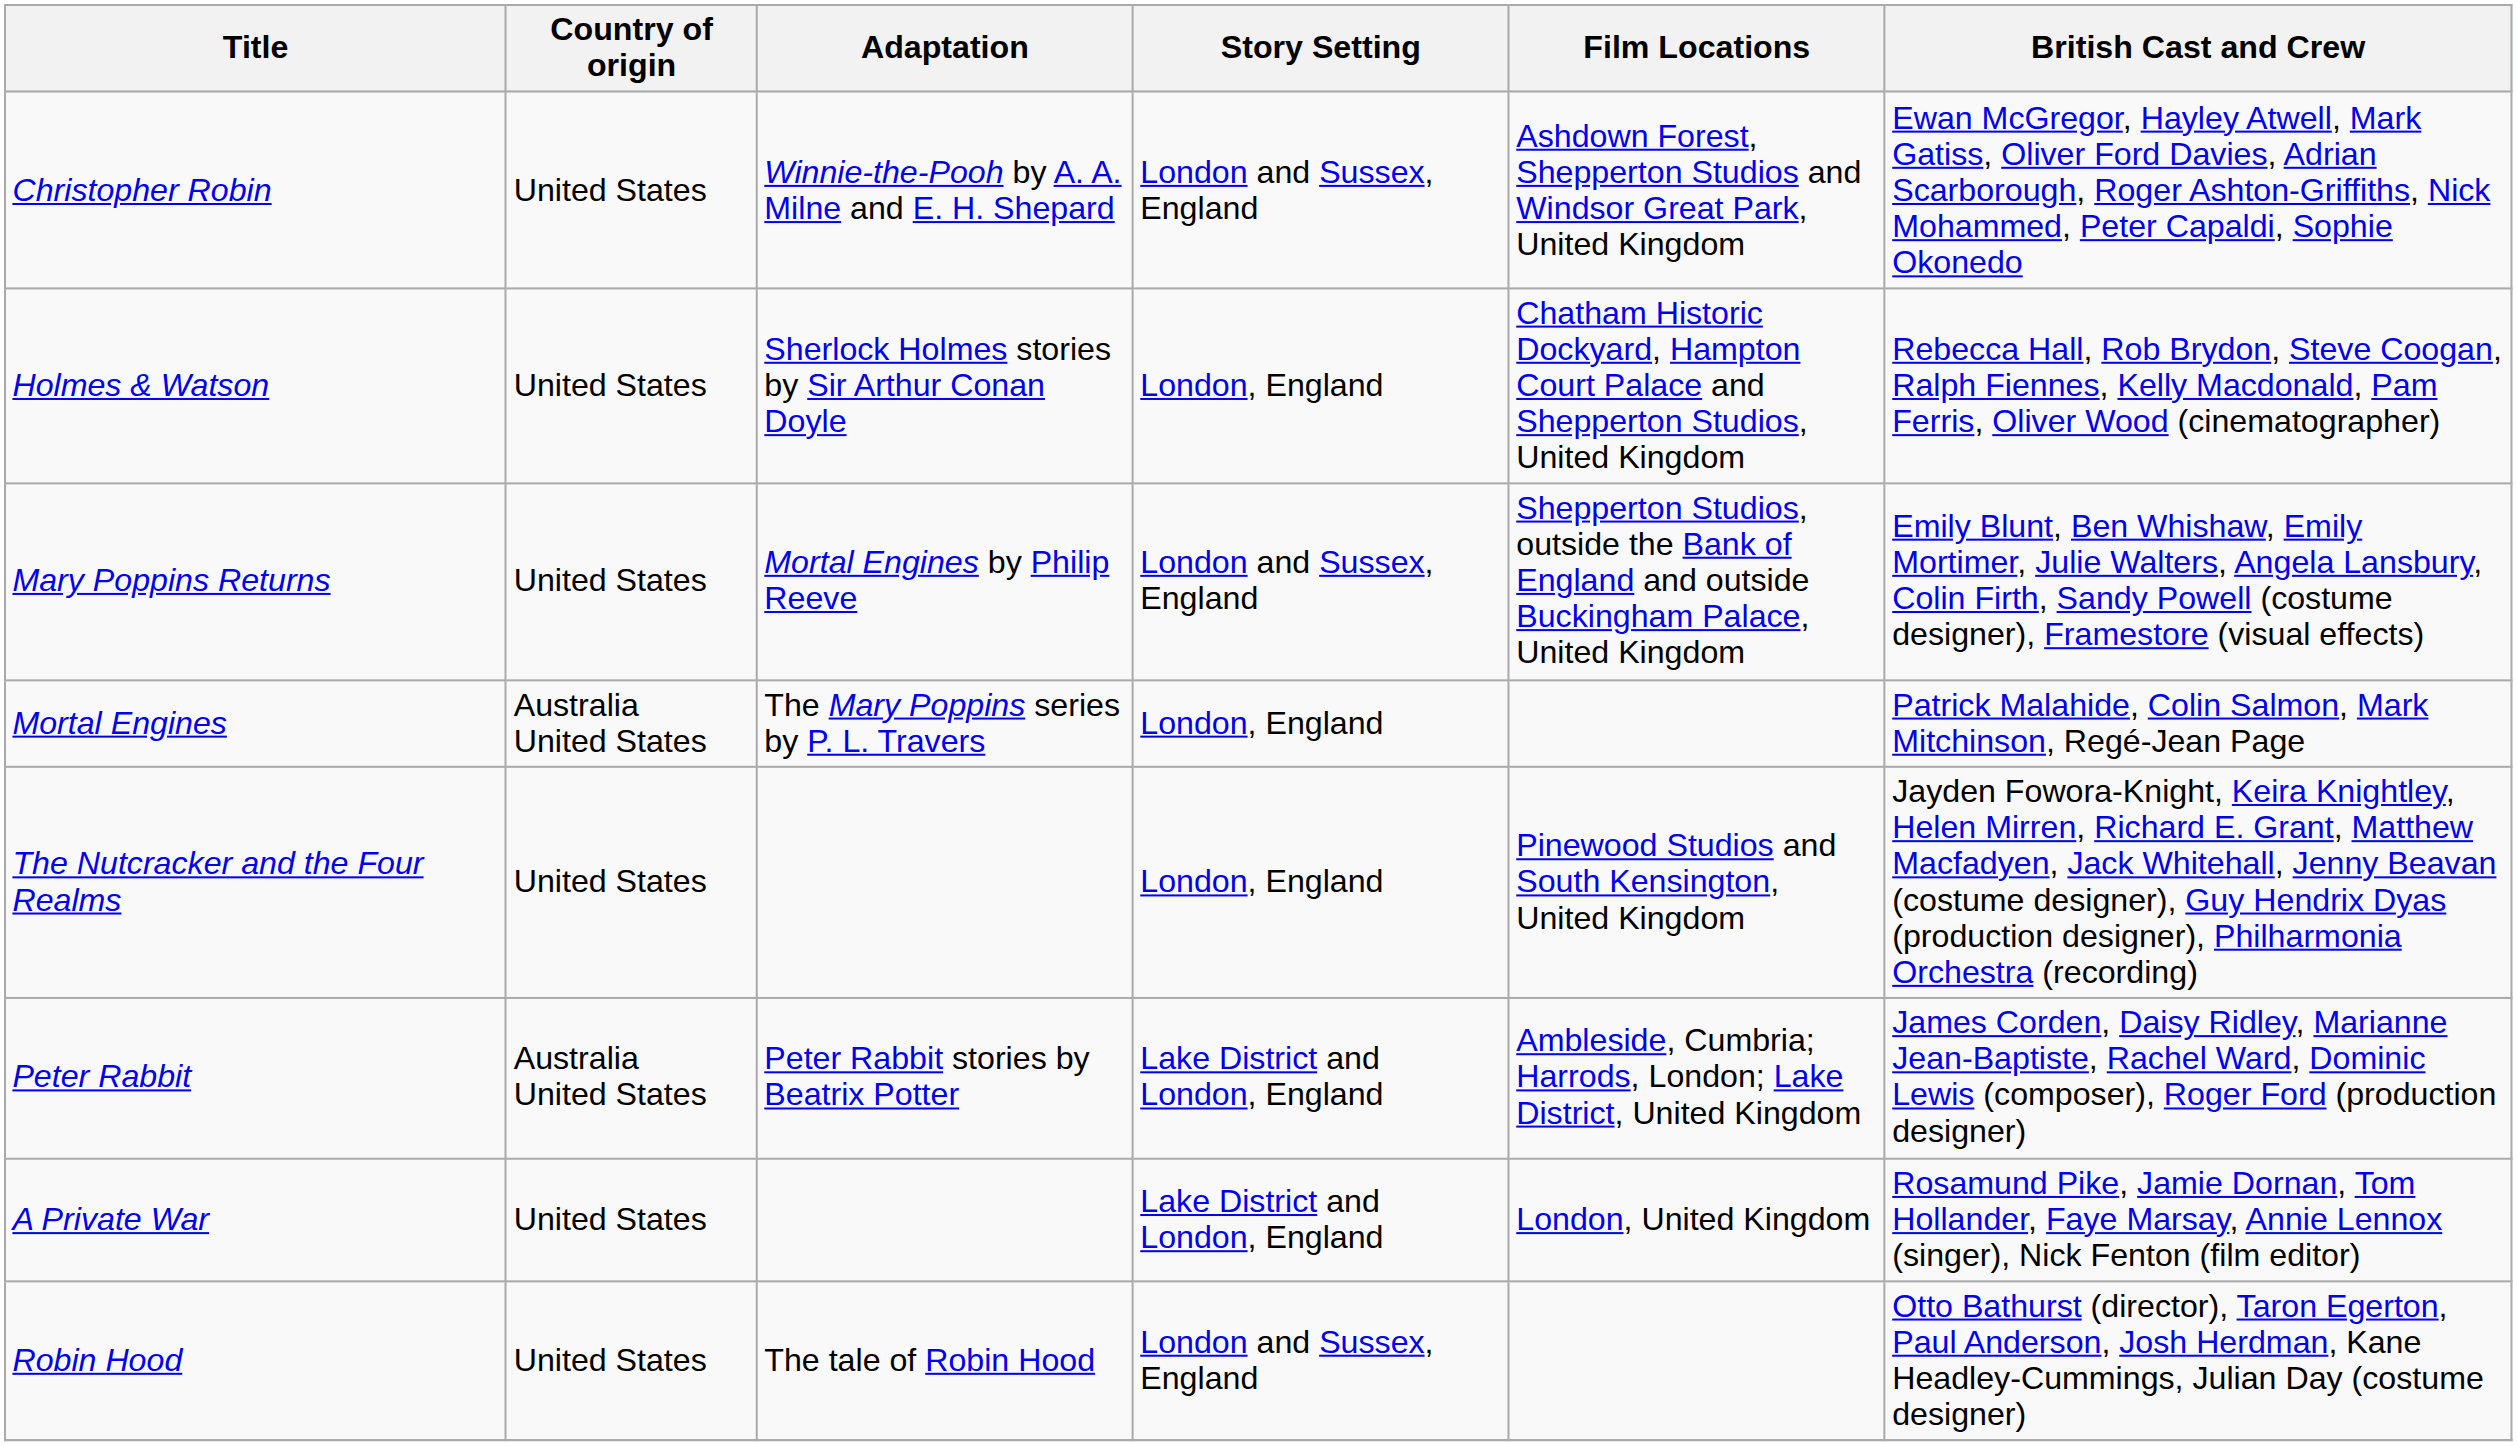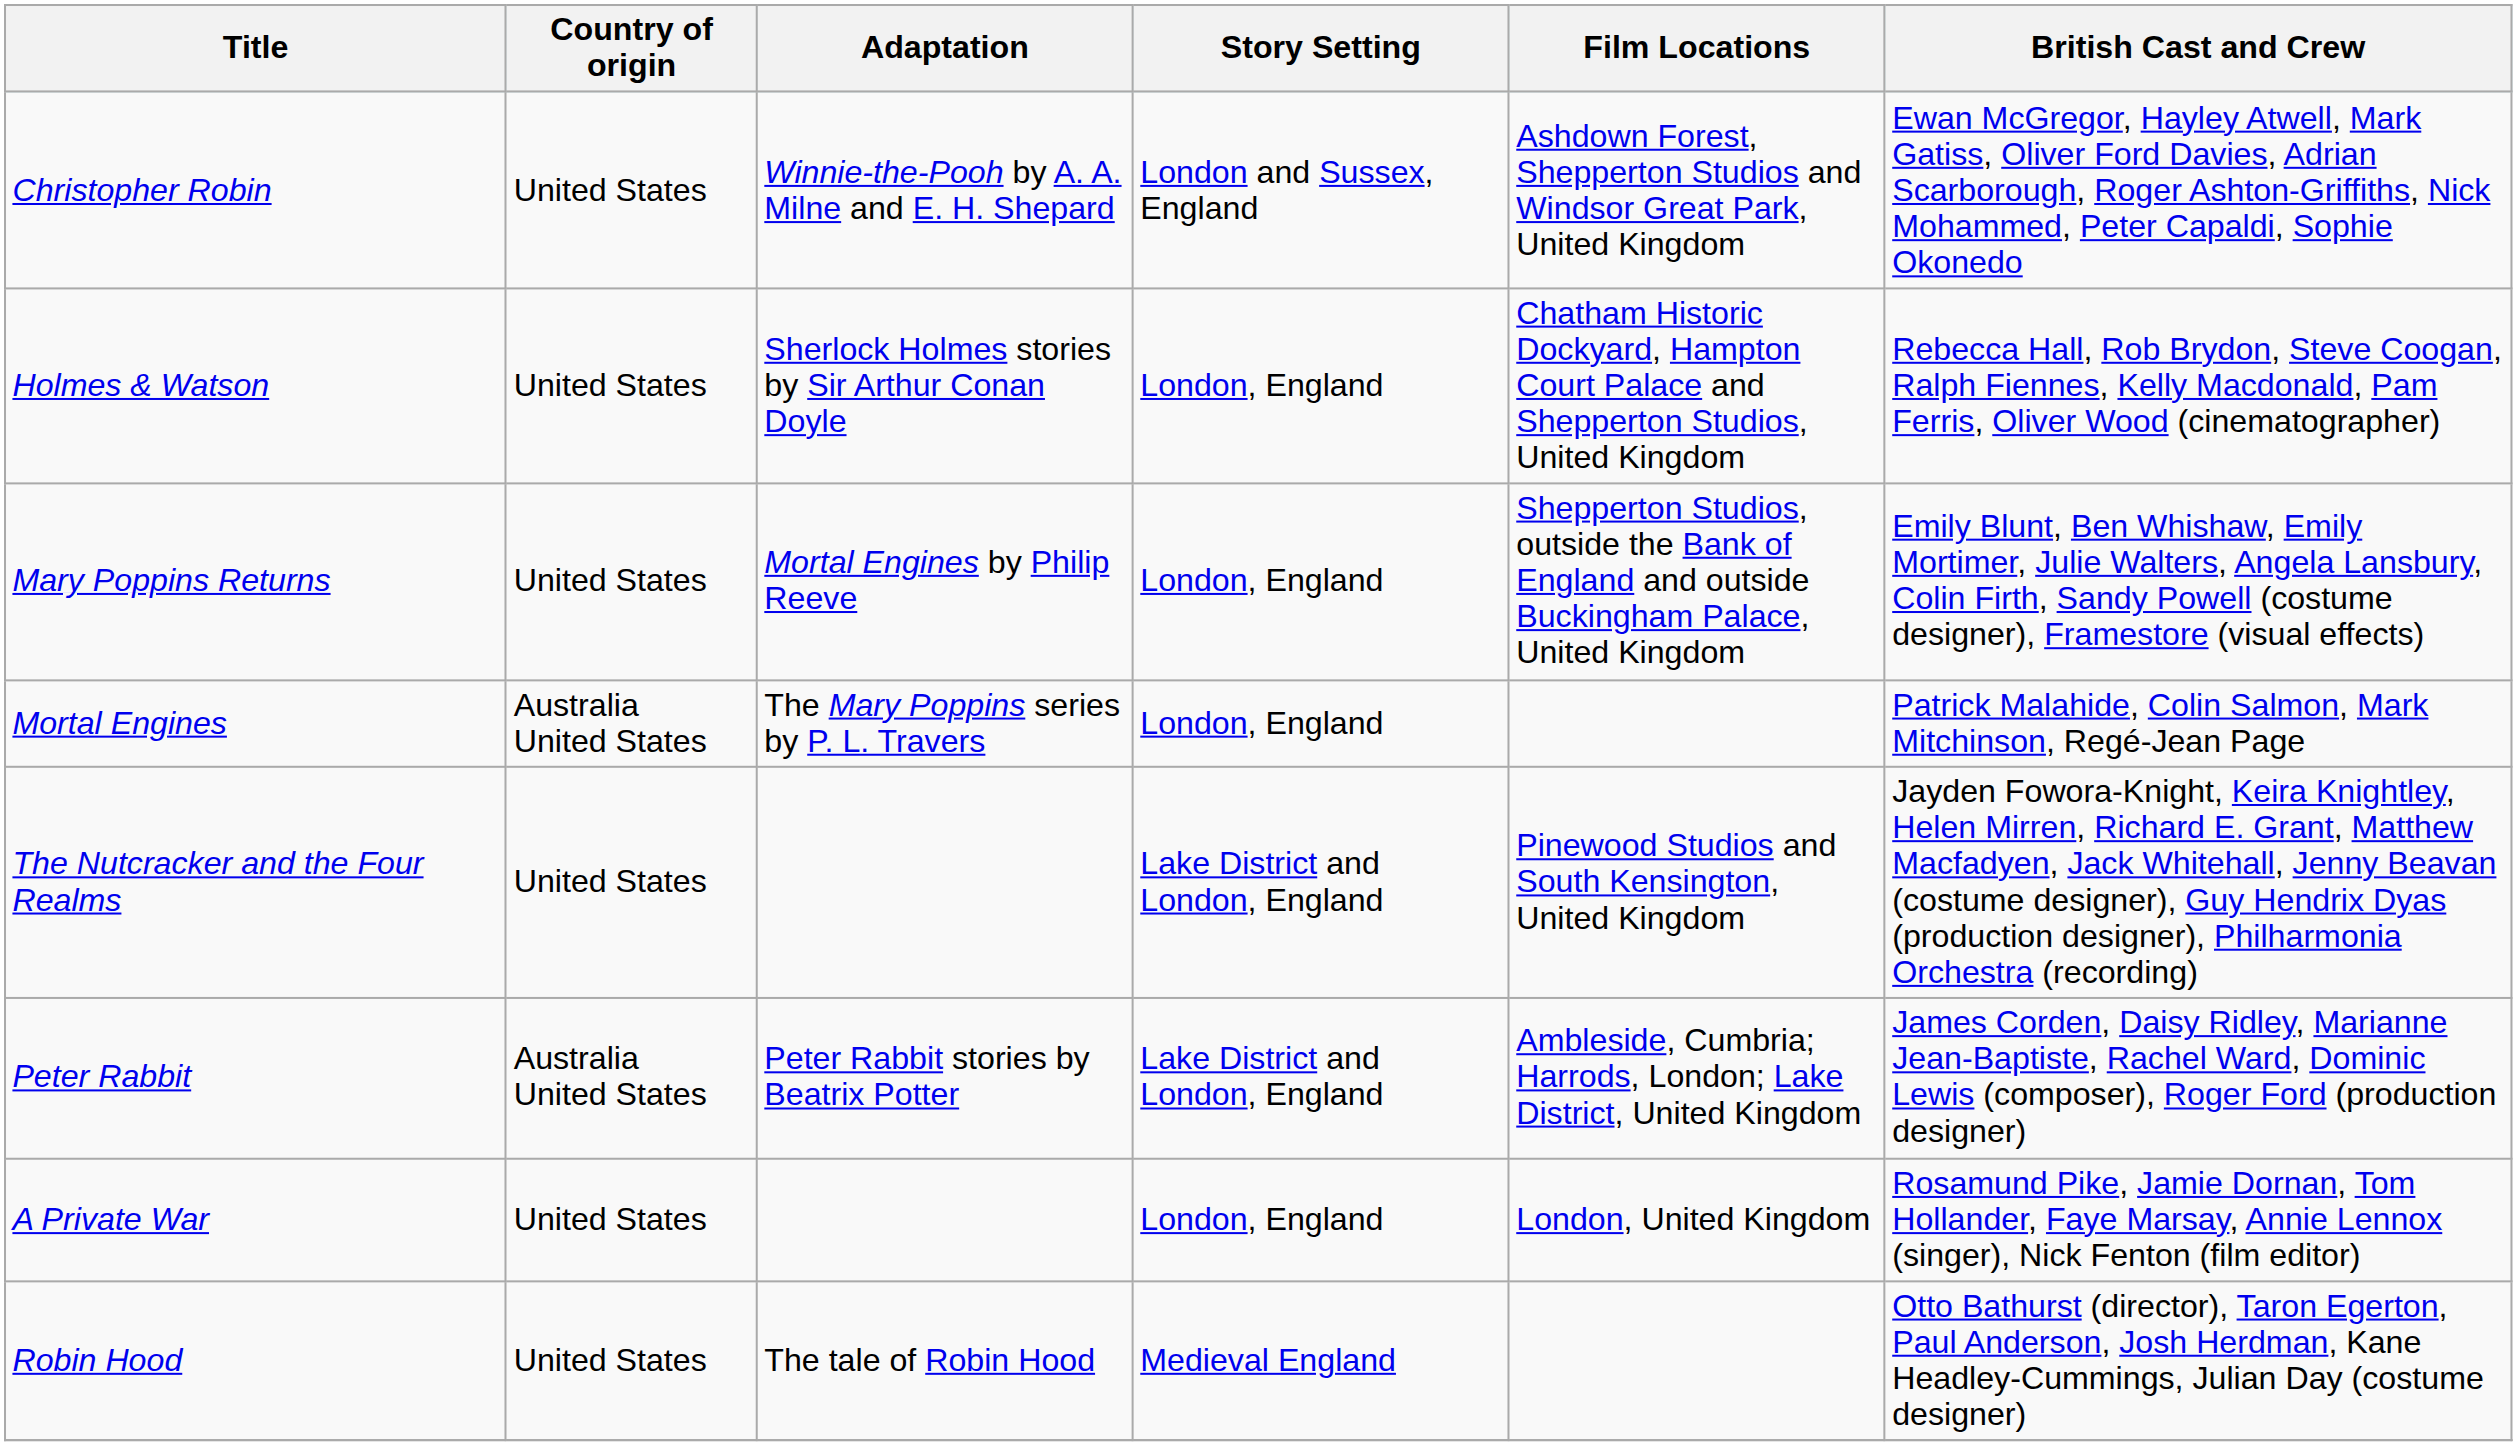(1287, 580) London and Sussex, England -> (1262, 580) London, England
(1262, 881) London, England -> (1262, 881) Lake District and London, England
(1262, 1219) Lake District and London, England -> (1262, 1219) London, England
(1287, 1360) London and Sussex, England -> (1268, 1360) Medieval England
